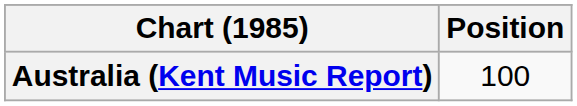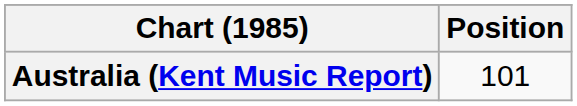(505, 75) 100 -> (505, 75) 101
